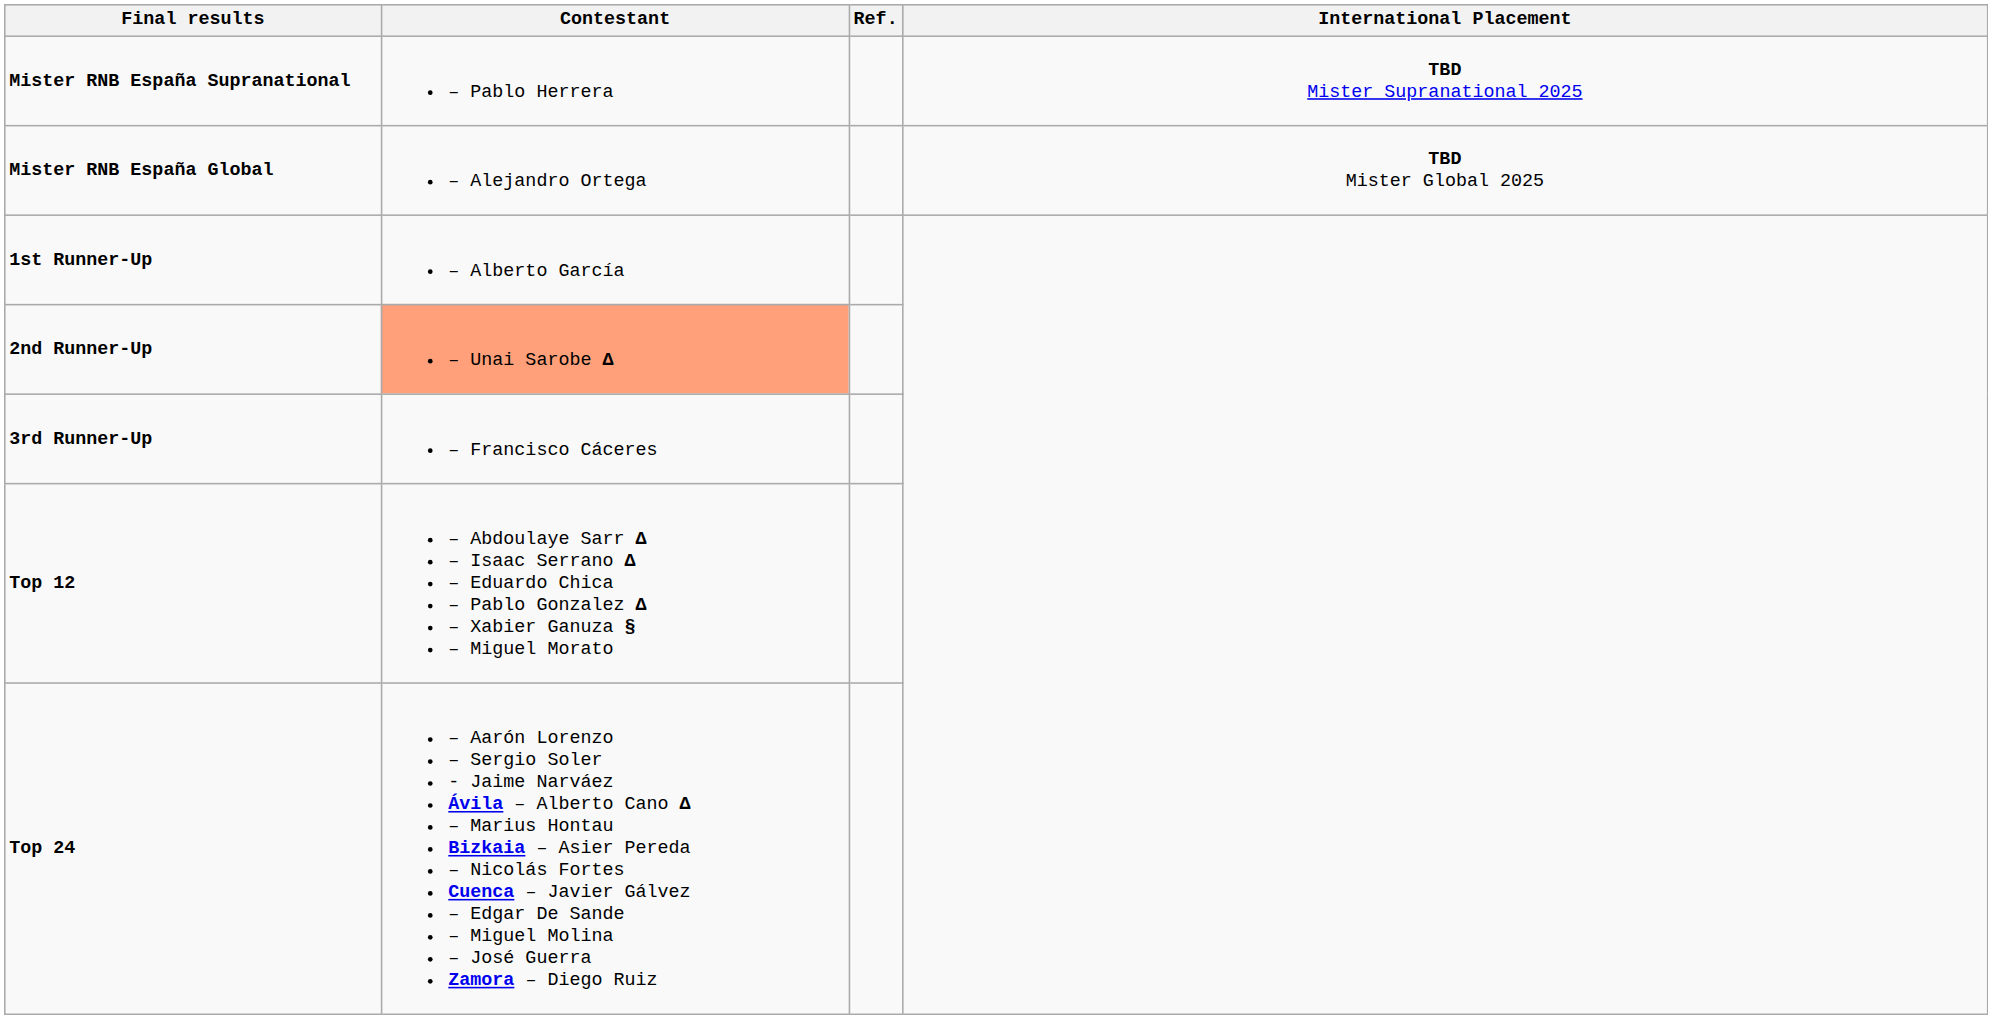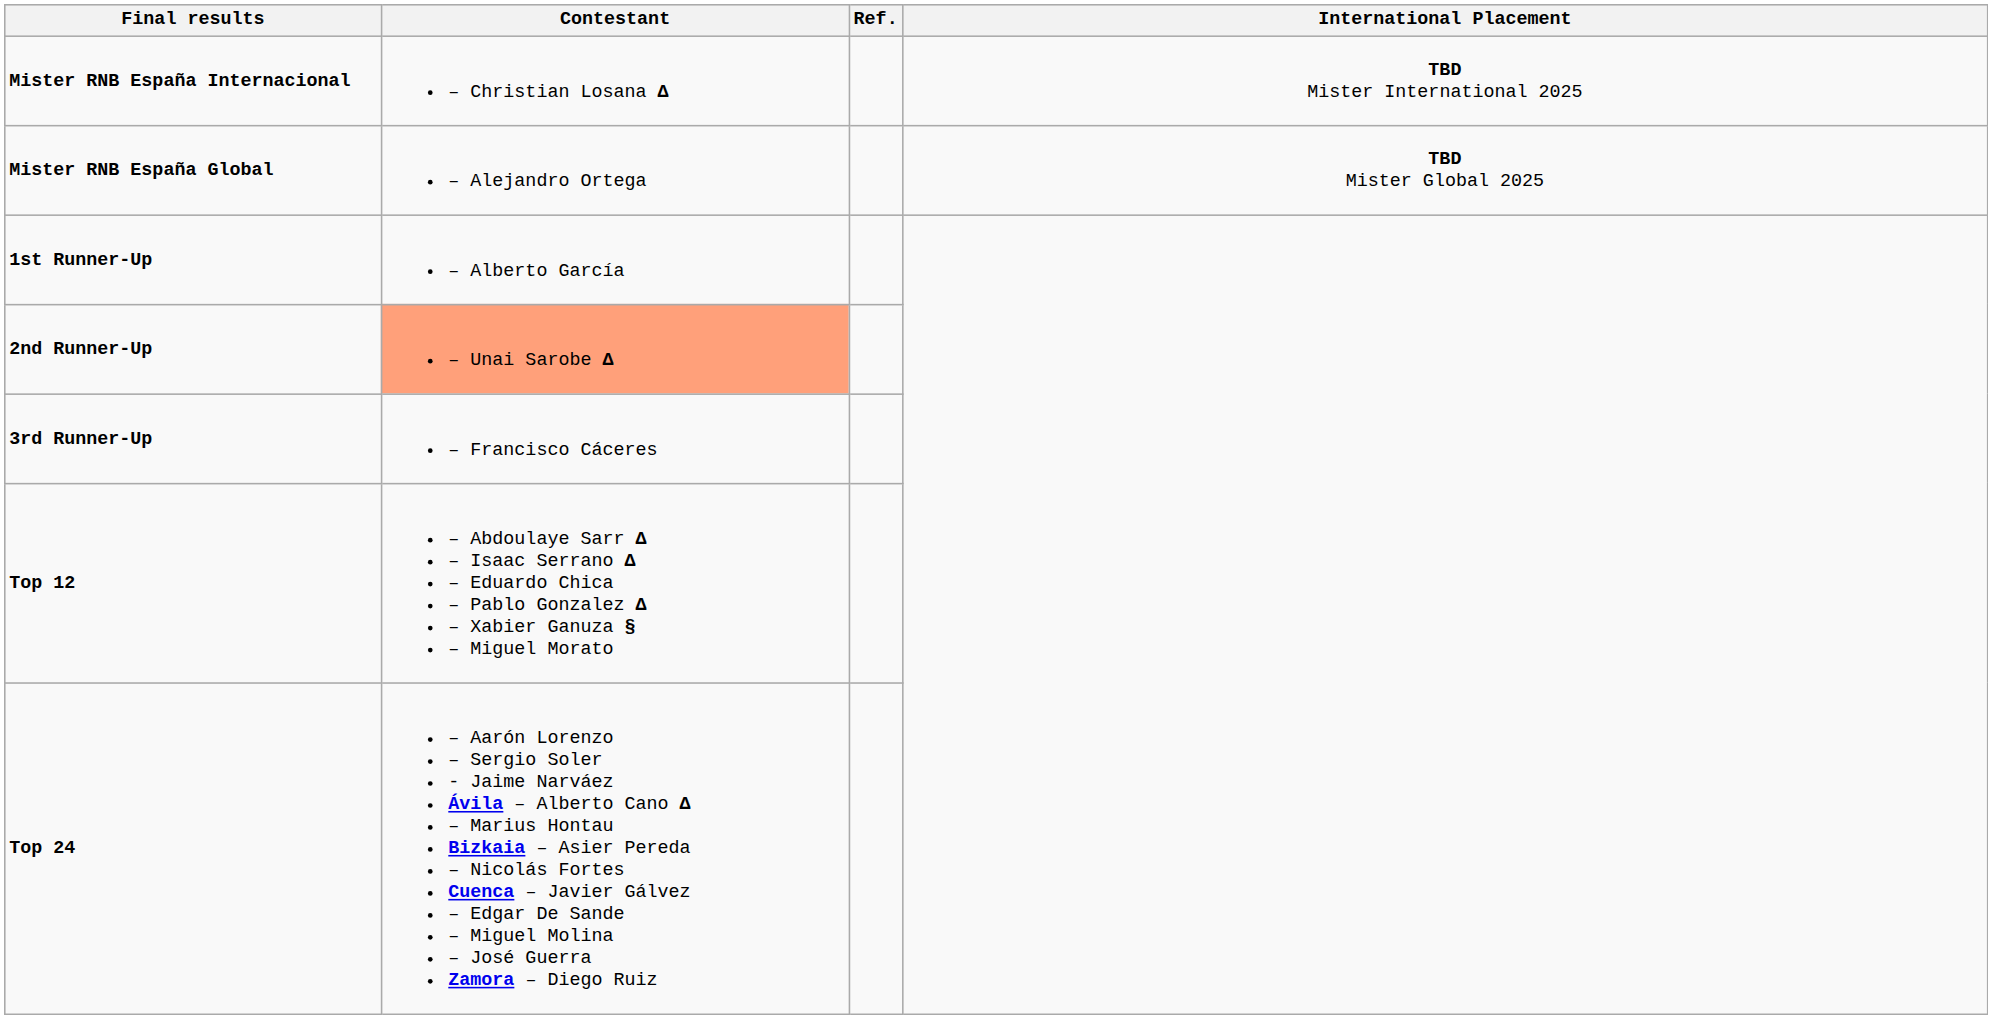- row: (180, 80)
+ row: (180, 80)
